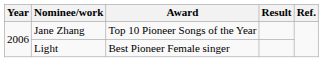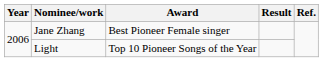(182, 30) Top 10 Pioneer Songs of the Year -> (169, 30) Best Pioneer Female singer
(169, 48) Best Pioneer Female singer -> (182, 48) Top 10 Pioneer Songs of the Year
